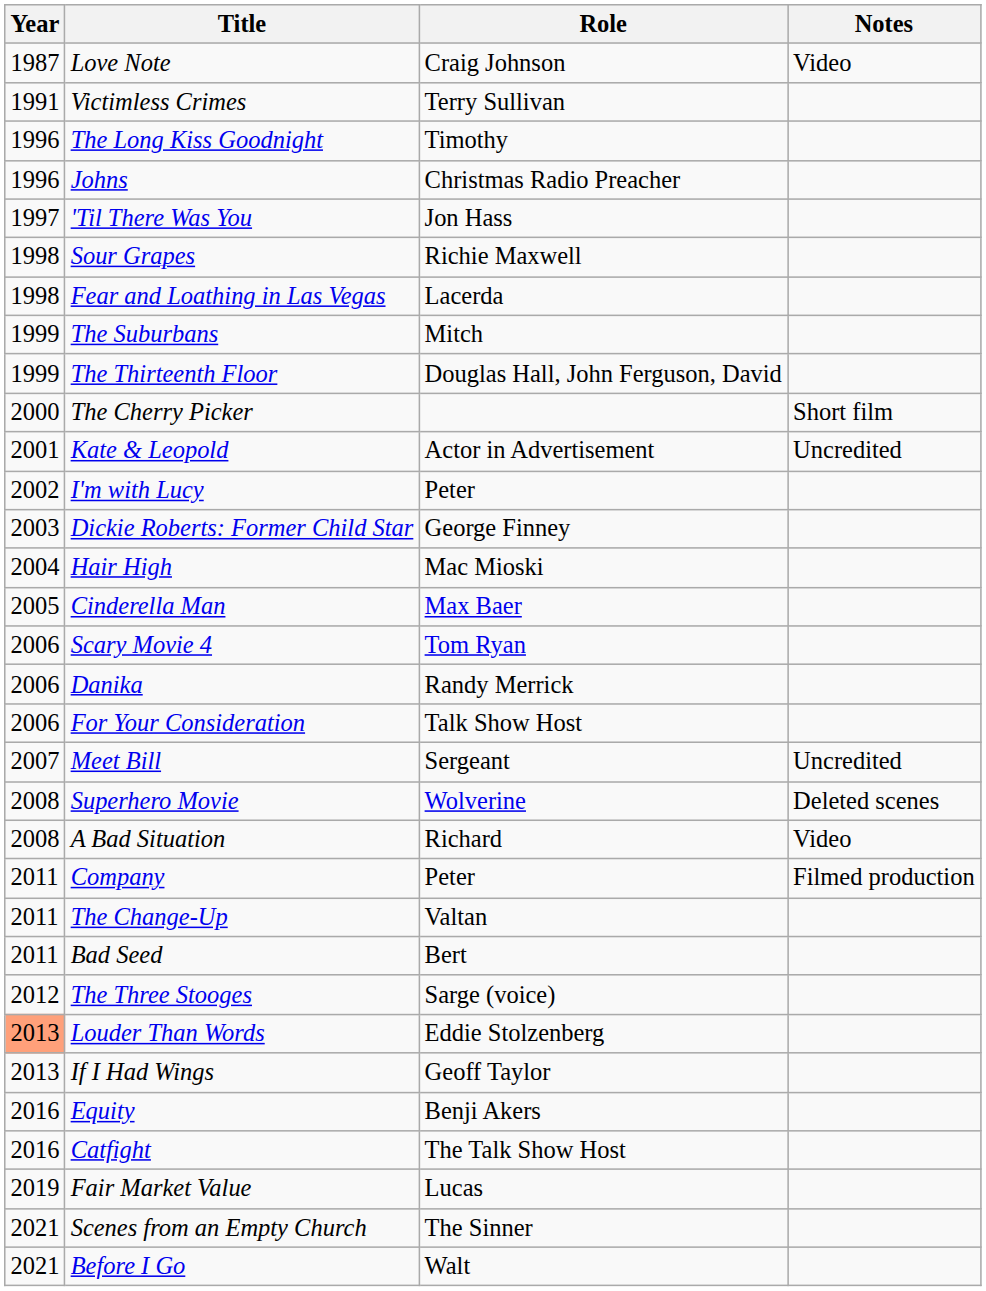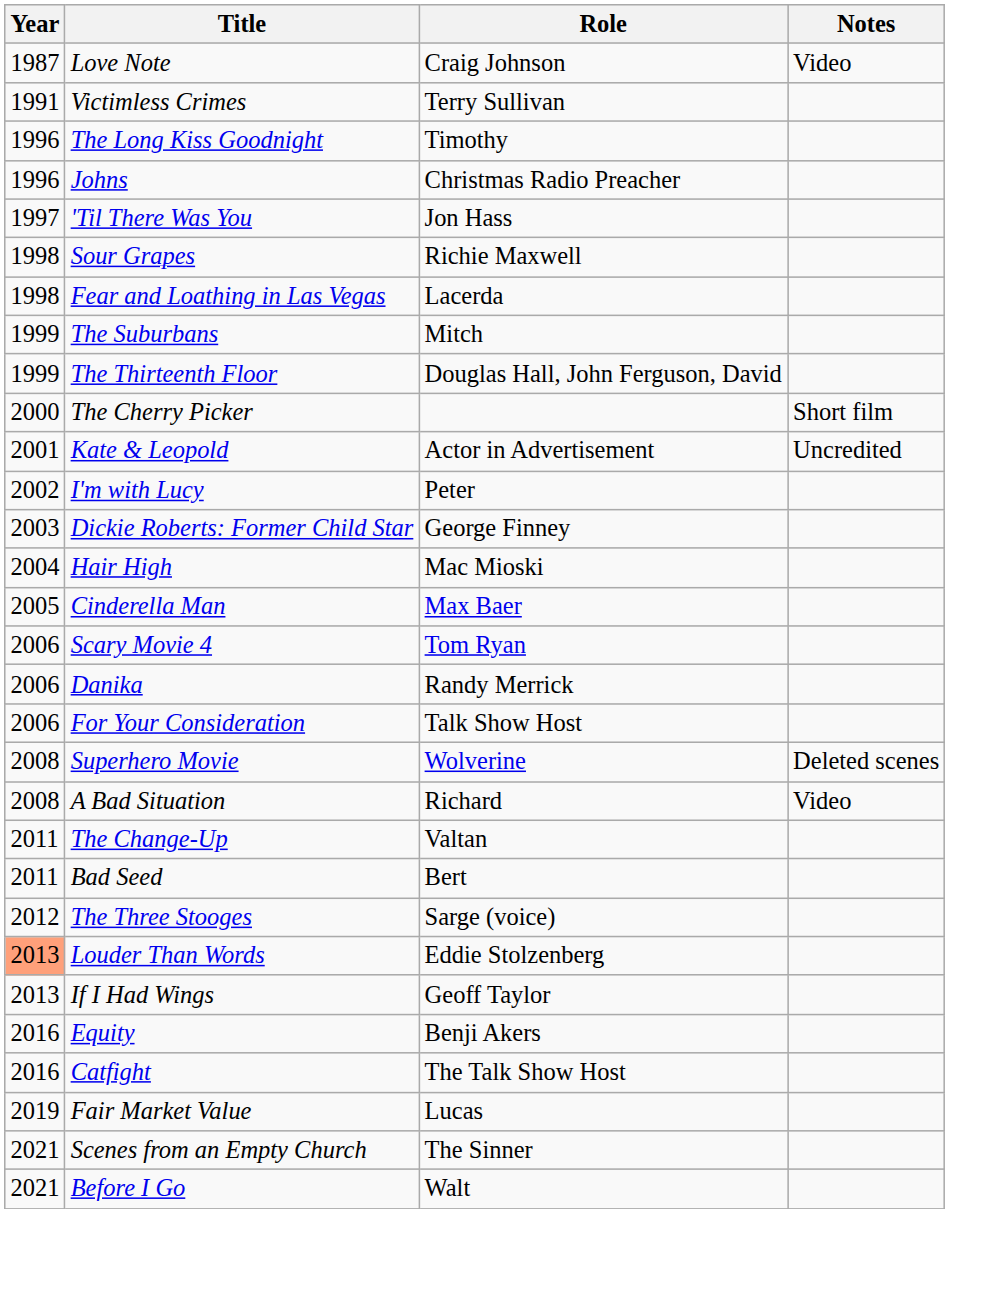- row: (116, 761)
- row: (118, 878)
